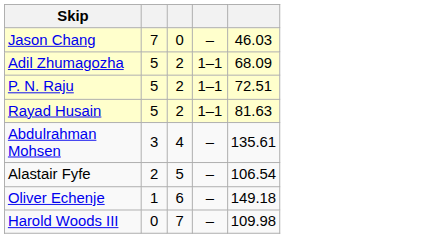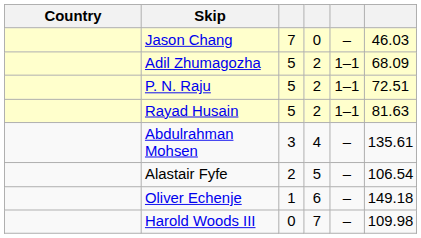+ column: (73, 16)
